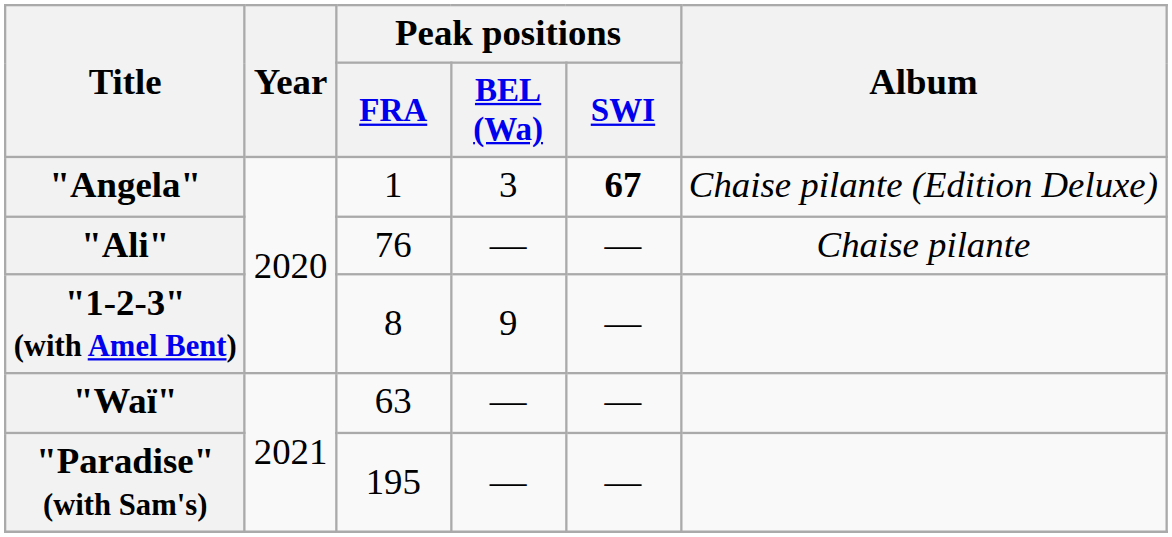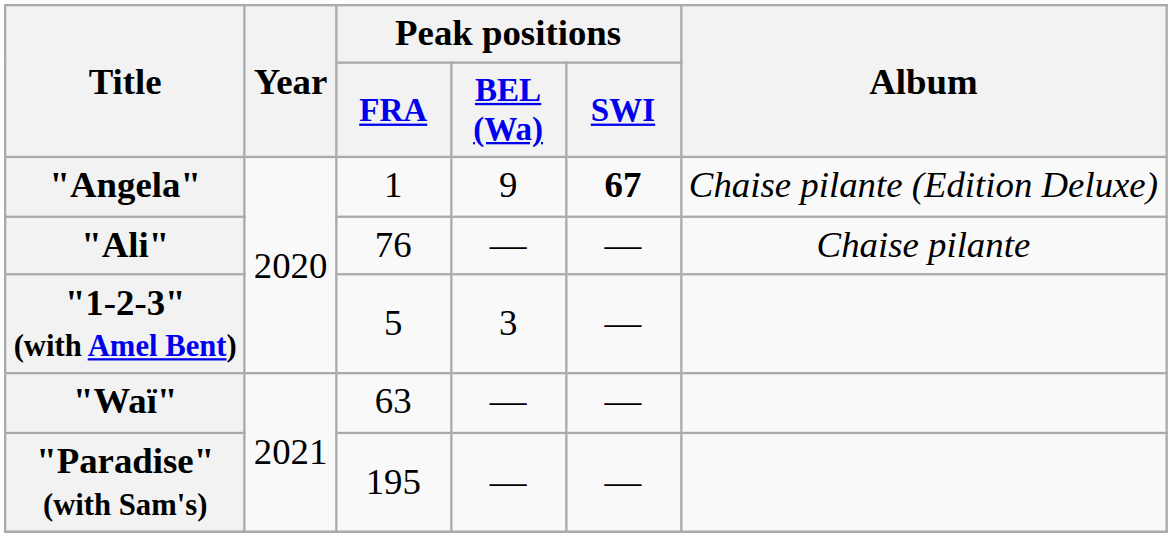(508, 185) 3 -> (508, 185) 9
(393, 323) 8 -> (393, 323) 5
(508, 323) 9 -> (508, 323) 3
